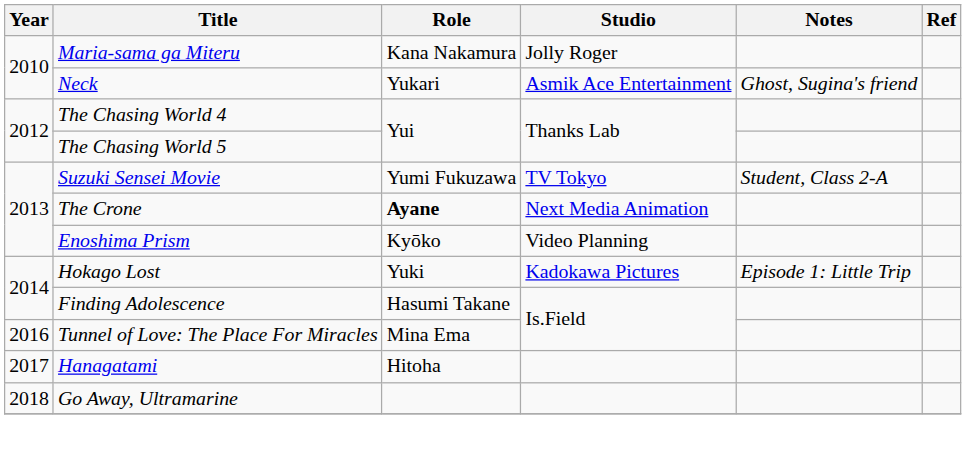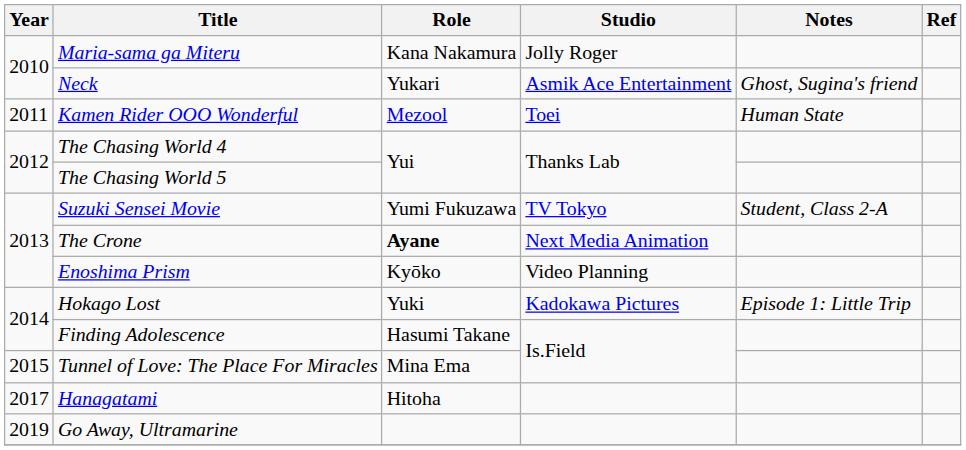+ row: (178, 114)
(29, 334) 2016 -> (29, 366) 2015
(29, 397) 2018 -> (29, 429) 2019
